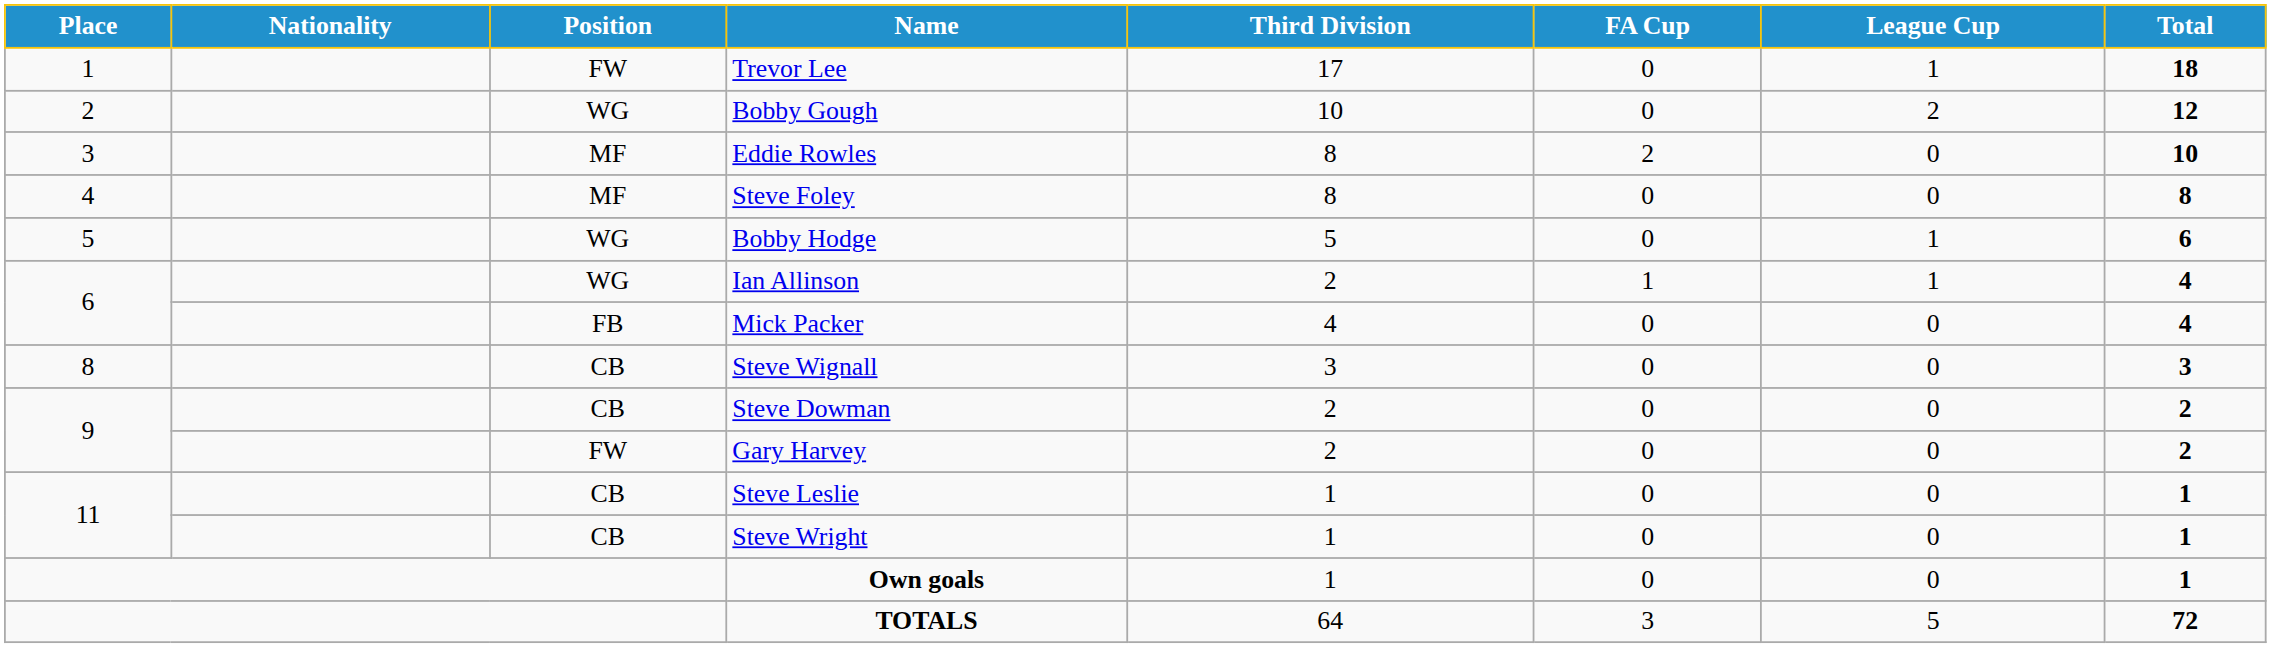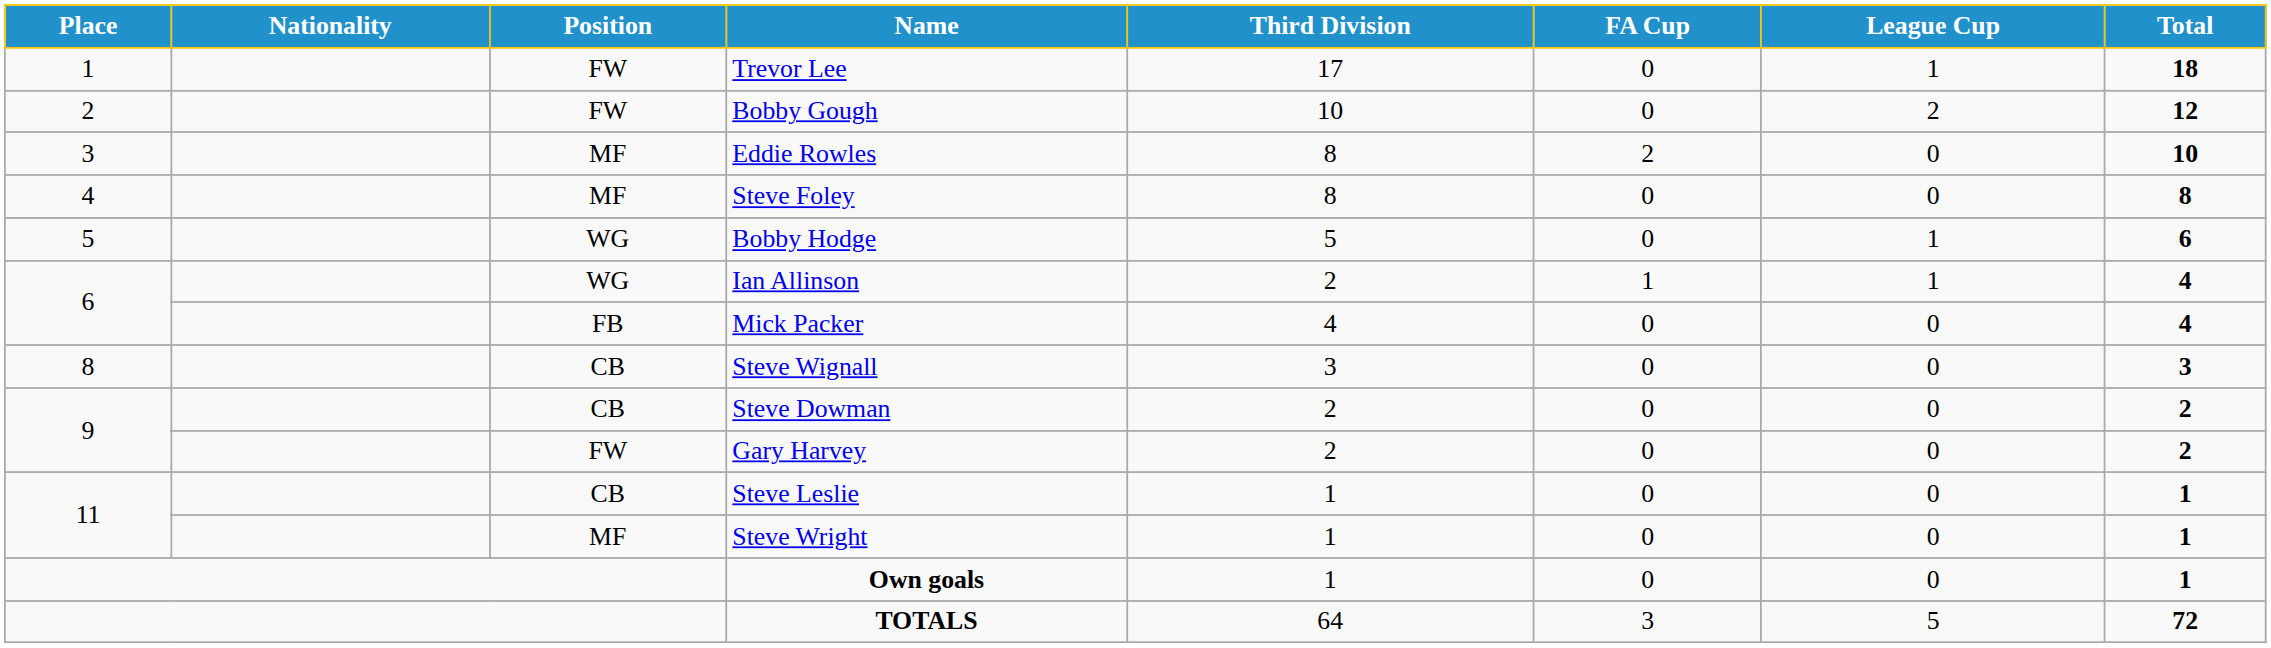(608, 111) WG -> (608, 111) FW
(608, 536) CB -> (608, 536) MF
